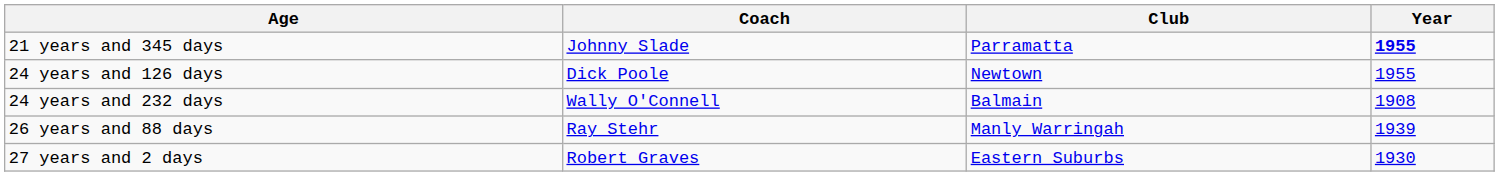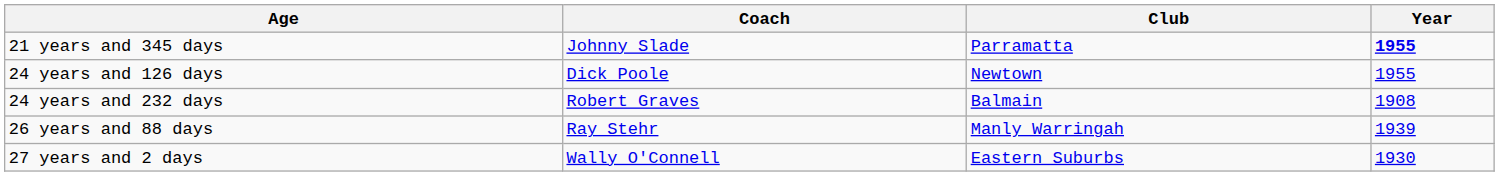(643, 102) Wally O'Connell -> (633, 102) Robert Graves
(633, 157) Robert Graves -> (643, 157) Wally O'Connell
